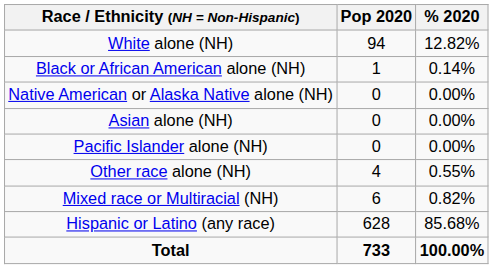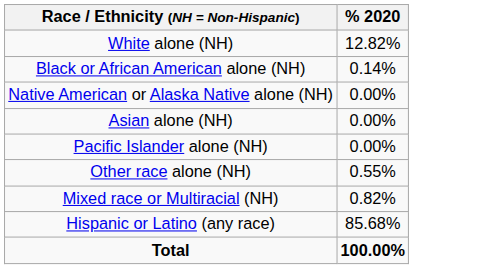- column: (376, 17)
